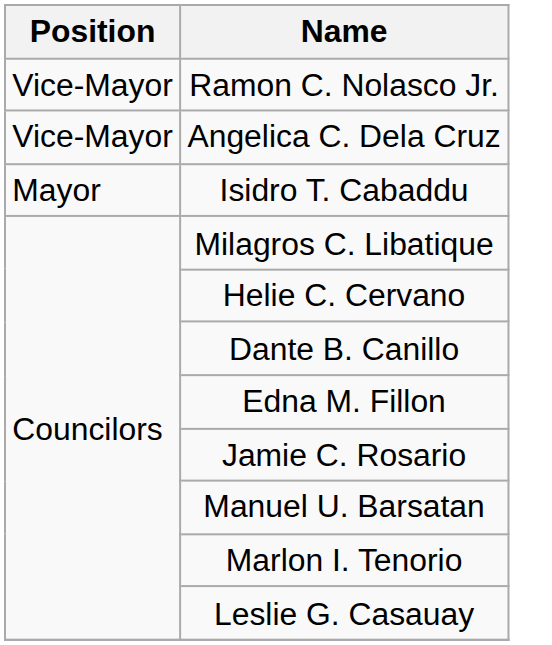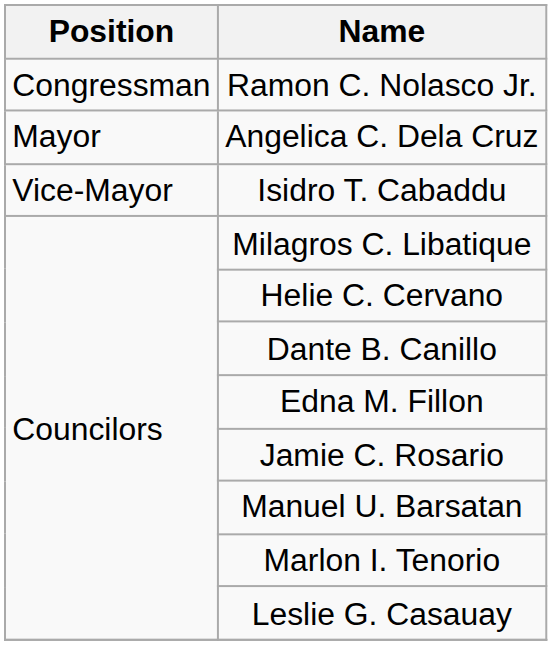(93, 84) Vice-Mayor -> (111, 84) Congressman
(93, 137) Vice-Mayor -> (57, 137) Mayor
(57, 190) Mayor -> (93, 190) Vice-Mayor
